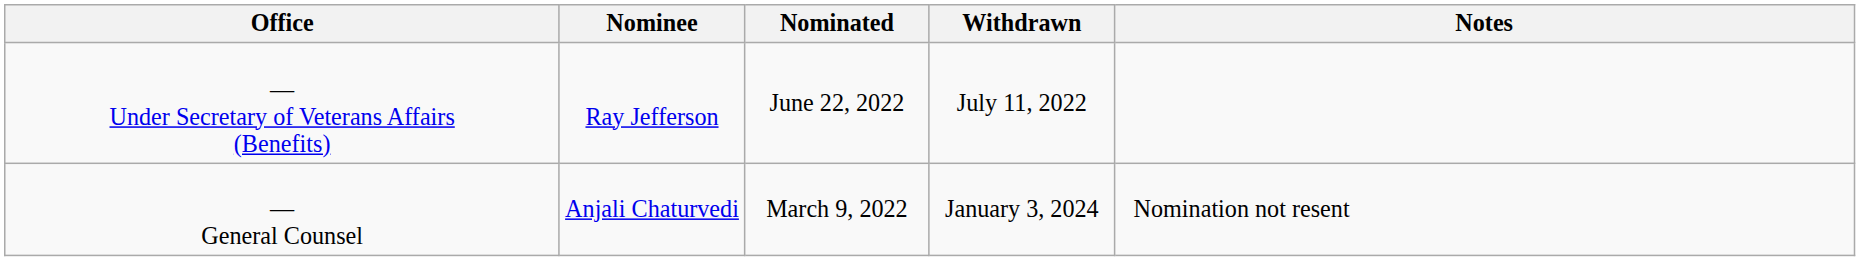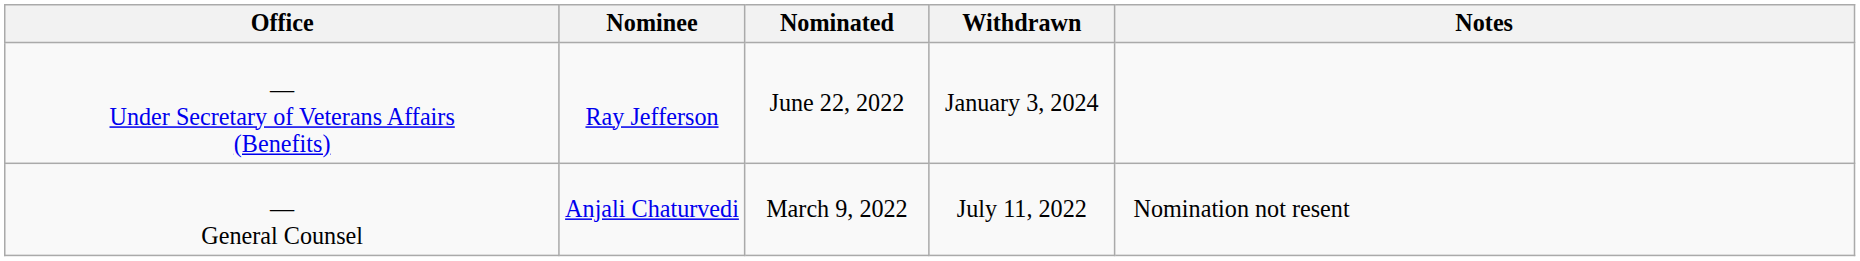(1022, 102) July 11, 2022 -> (1022, 102) January 3, 2024
(1022, 209) January 3, 2024 -> (1022, 209) July 11, 2022
